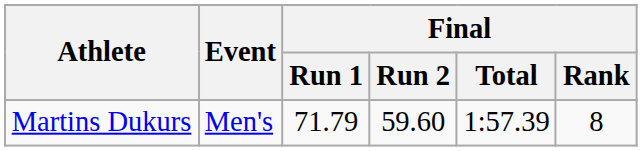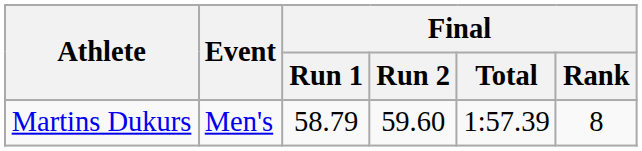(326, 122) 71.79 -> (326, 122) 58.79
